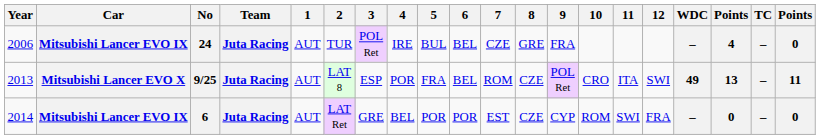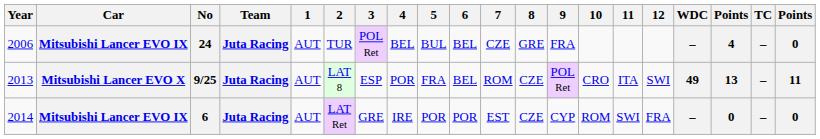(402, 44) IRE -> (402, 44) BEL
(402, 116) BEL -> (402, 116) IRE
